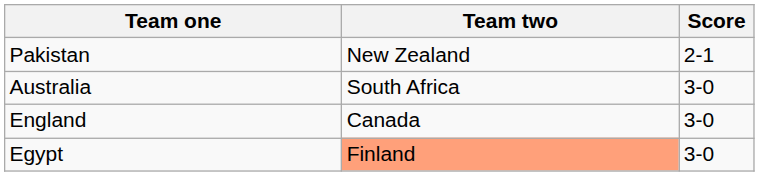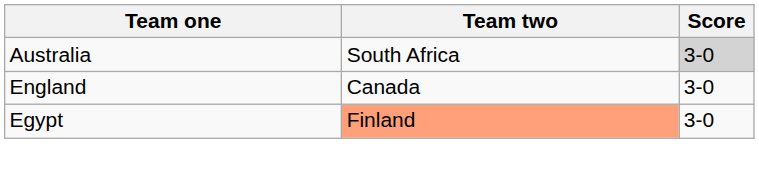- row: (50, 54)
(699, 87) no background -> (699, 54) lightgrey background
